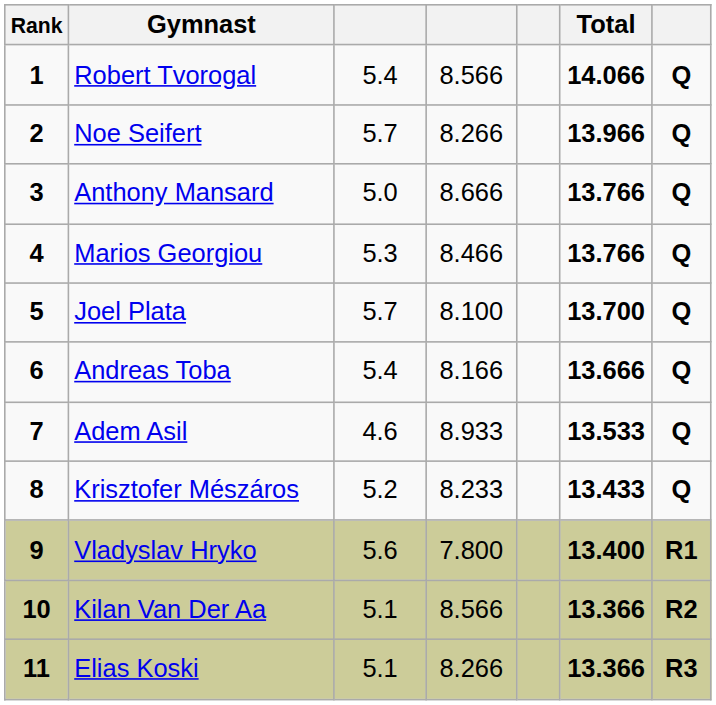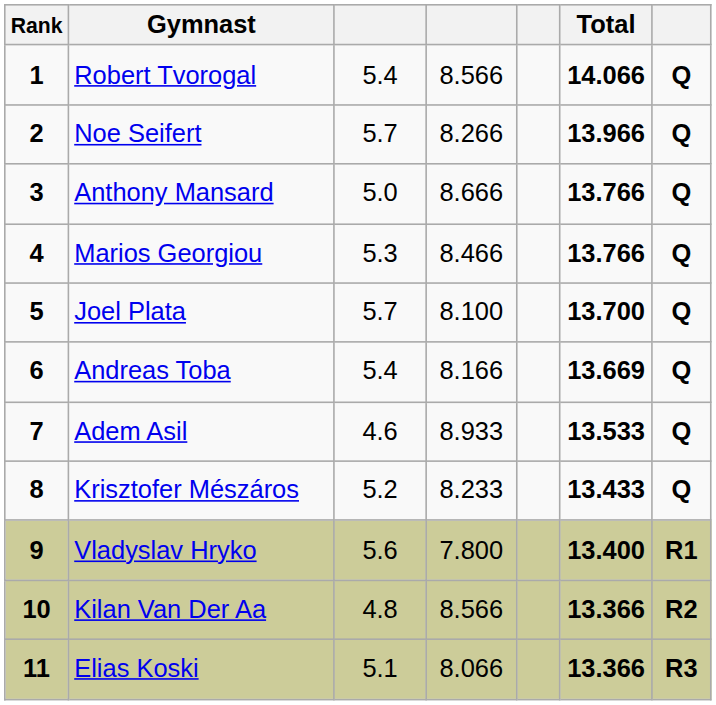(606, 371) 13.666 -> (606, 371) 13.669
(380, 609) 5.1 -> (380, 609) 4.8
(471, 668) 8.266 -> (471, 668) 8.066
